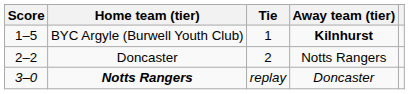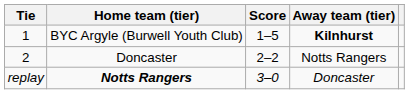columns swapped: (268, 15) <-> (26, 15)
